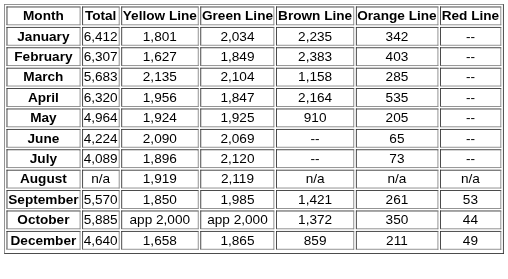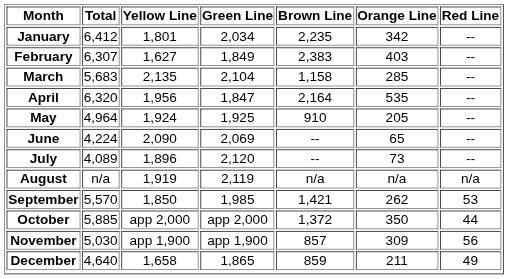(397, 199) 261 -> (397, 199) 262
+ row: (43, 240)
